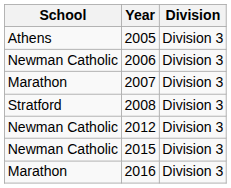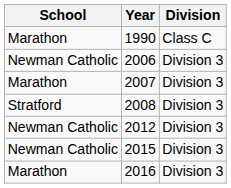+ row: (140, 37)
- row: (140, 37)
